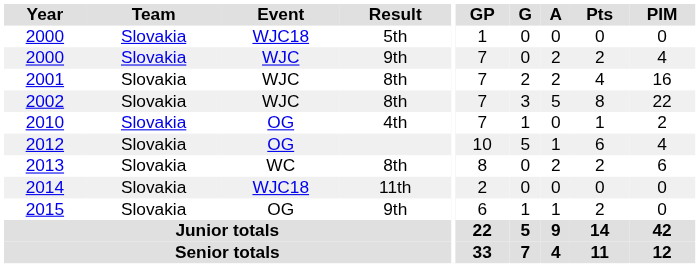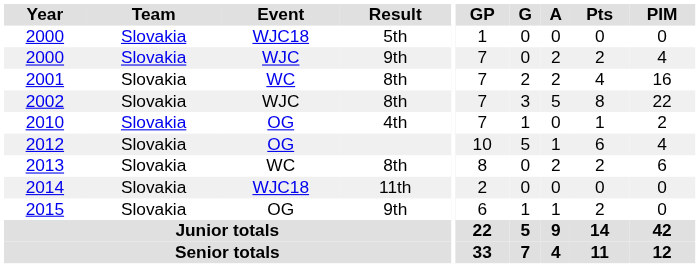(281, 79) WJC -> (281, 79) WC
